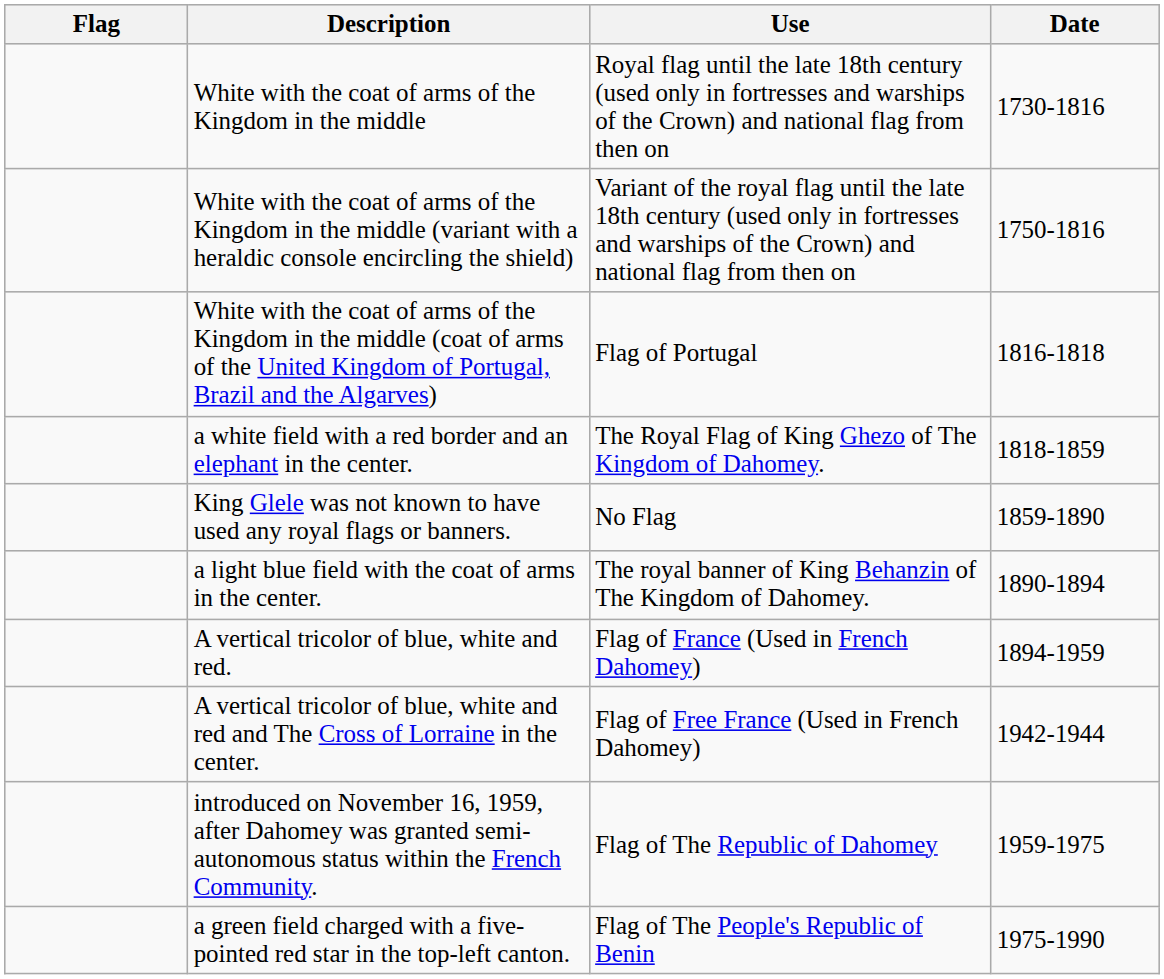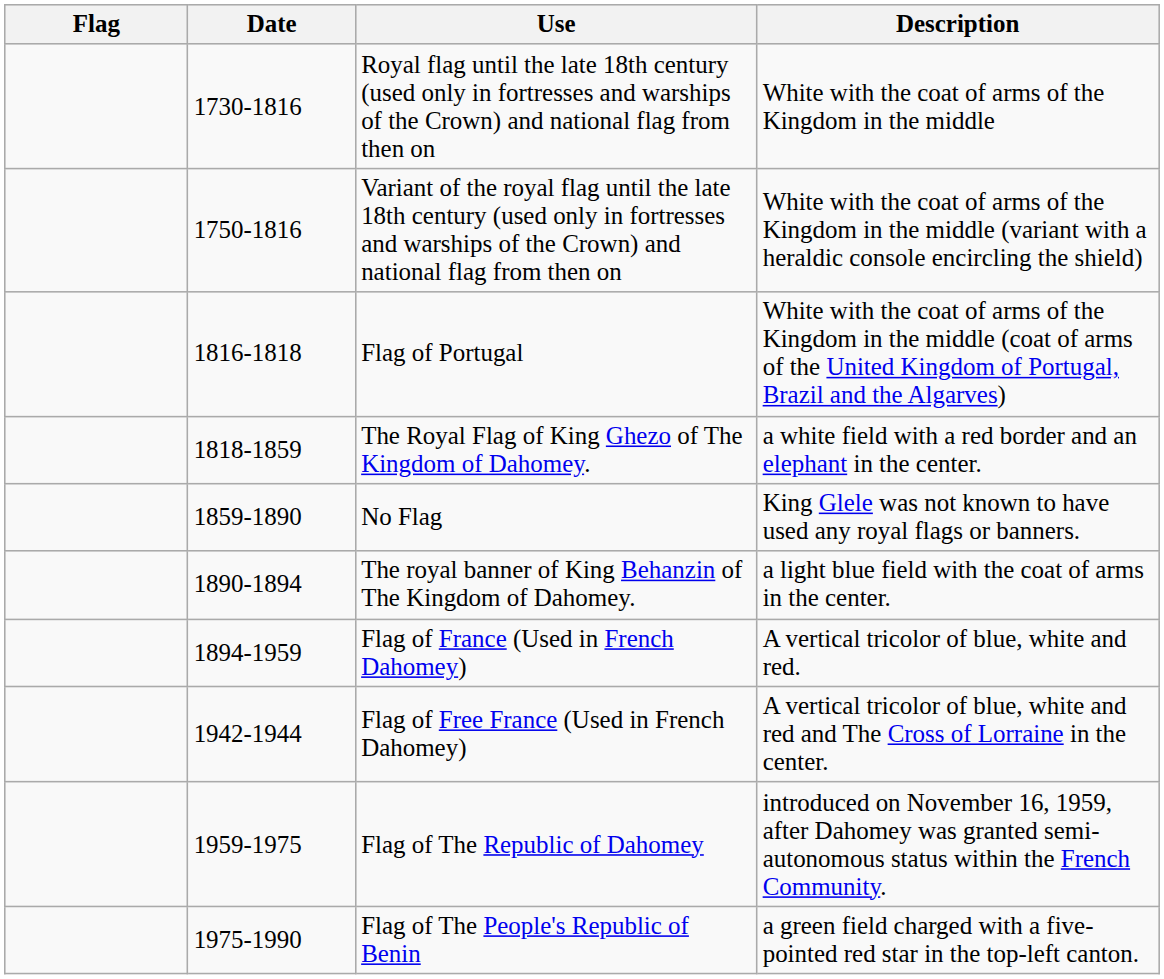columns swapped: (1075, 24) <-> (389, 24)
